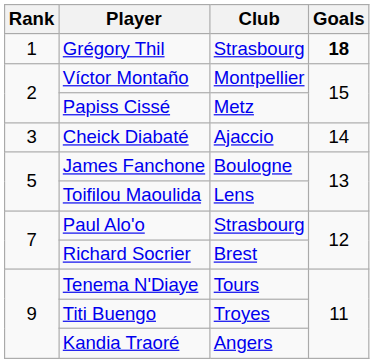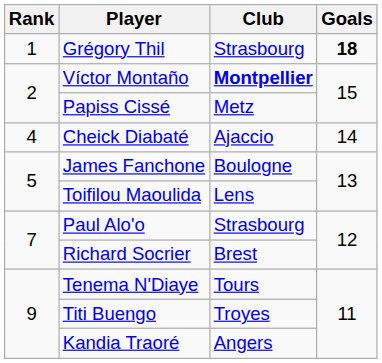(259, 78) normal -> (263, 78) bold
(32, 136) 3 -> (32, 136) 4
